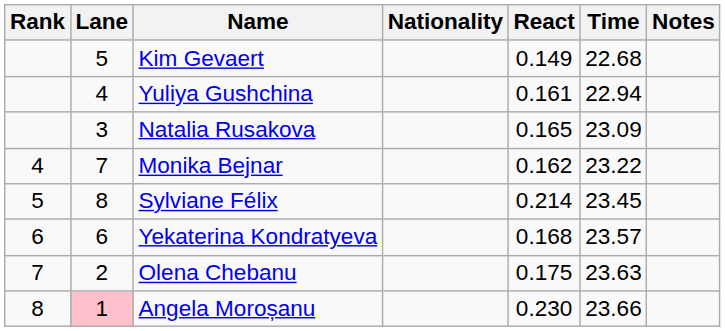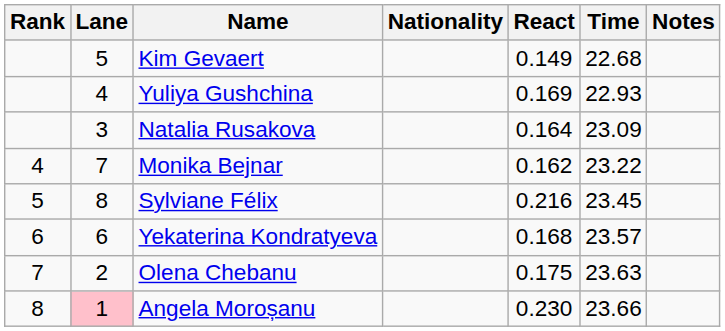(544, 93) 0.161 -> (544, 93) 0.169
(613, 93) 22.94 -> (613, 93) 22.93
(544, 129) 0.165 -> (544, 129) 0.164
(544, 201) 0.214 -> (544, 201) 0.216
